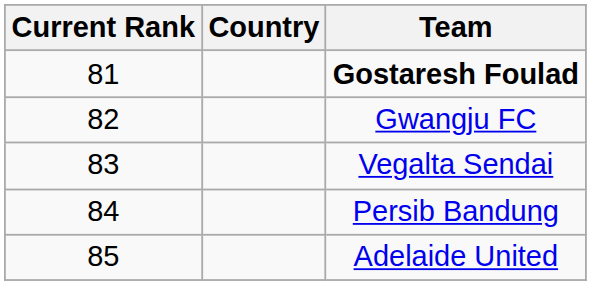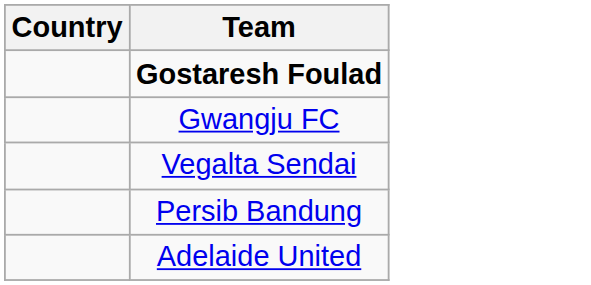- column: (103, 27)
